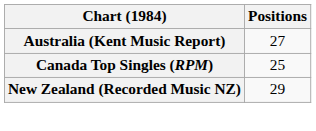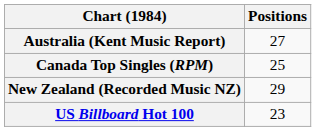+ row: (124, 114)
